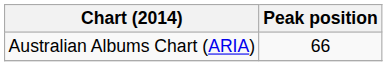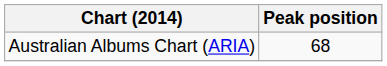(320, 46) 66 -> (320, 46) 68
